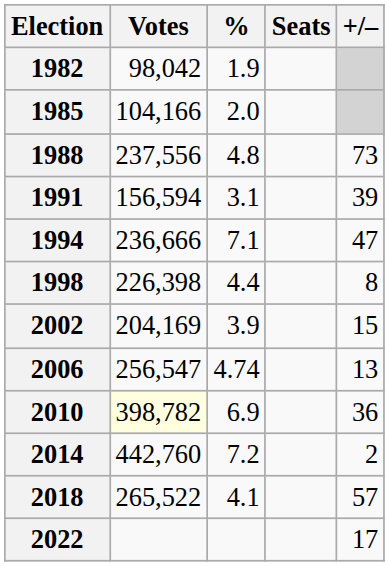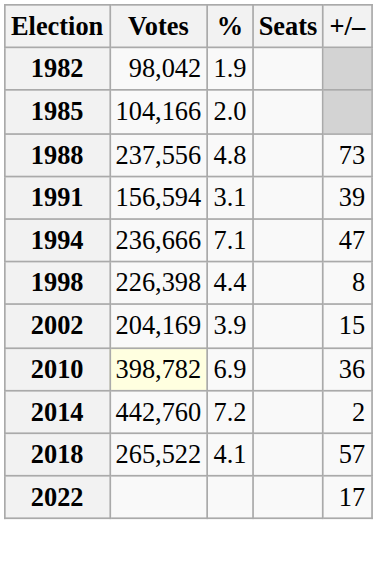- row: (57, 367)
